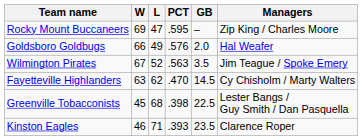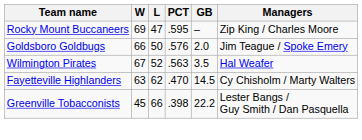(157, 47) 49 -> (157, 47) 50
(247, 47) Hal Weafer -> (284, 47) Jim Teague / Spoke Emery
(284, 64) Jim Teague / Spoke Emery -> (247, 64) Hal Weafer
(157, 104) 68 -> (157, 104) 66
(204, 104) 22.5 -> (204, 104) 22.2
- row: (43, 127)
